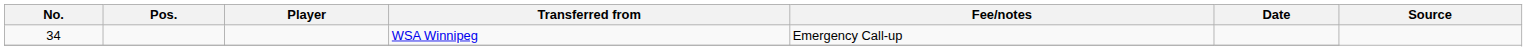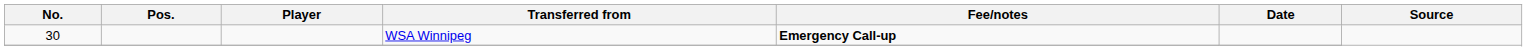(54, 35) 34 -> (53, 35) 30
(848, 35) normal -> (838, 35) bold
